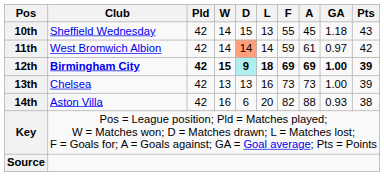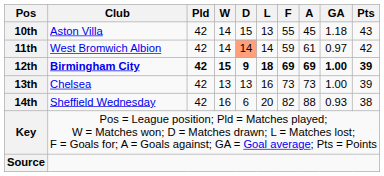(103, 31) Sheffield Wednesday -> (76, 31) Aston Villa
(246, 66) paleturquoise background -> (246, 66) no background
(76, 102) Aston Villa -> (103, 102) Sheffield Wednesday
